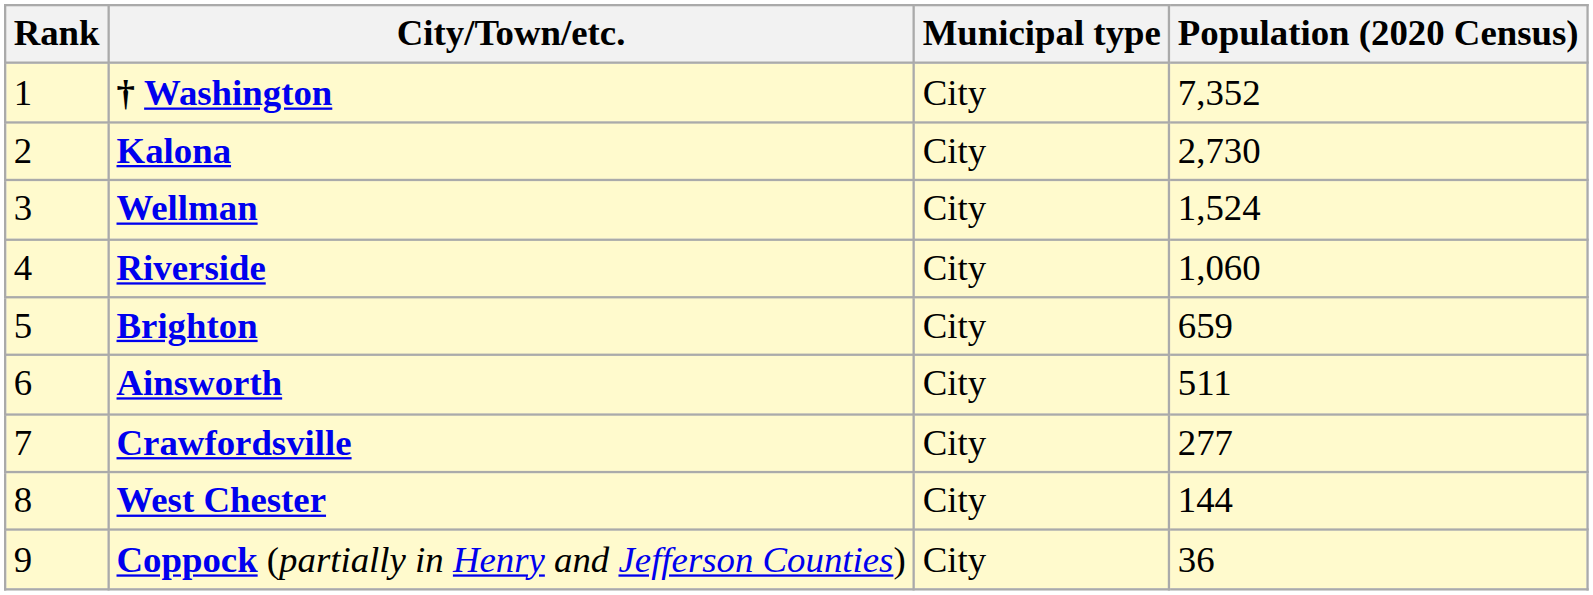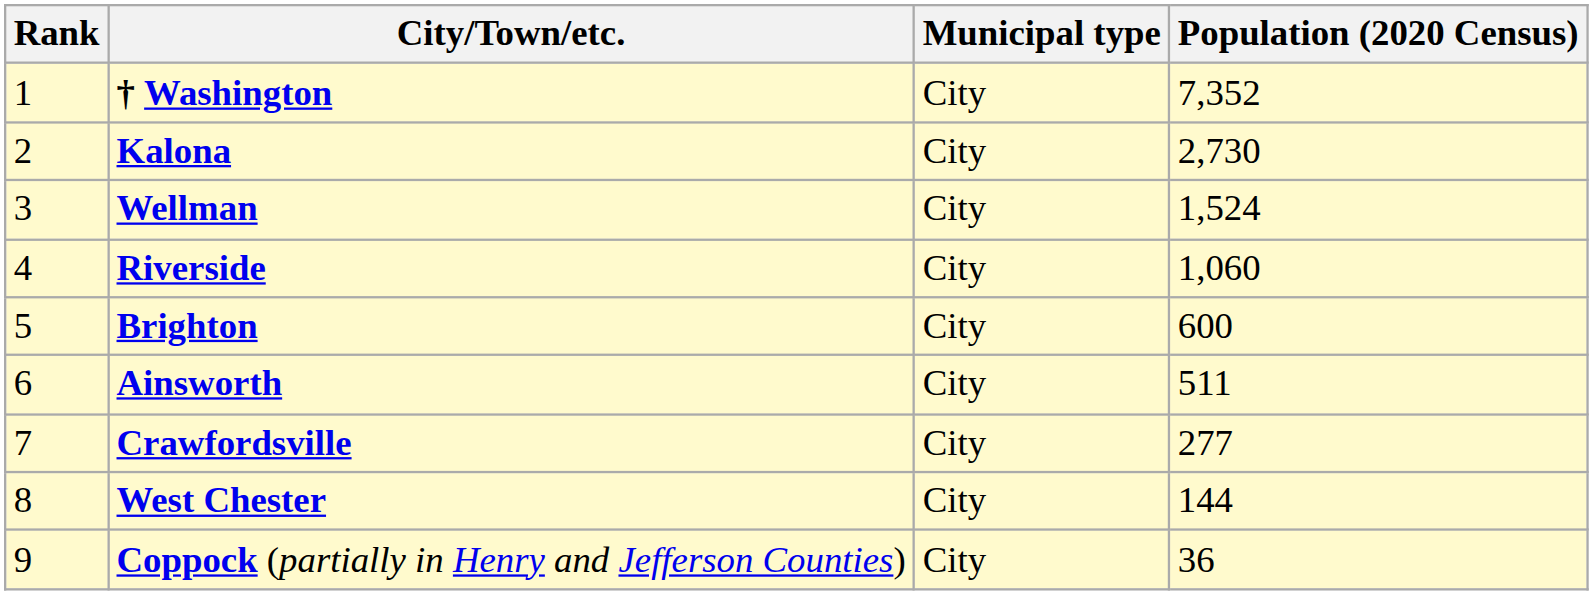(1205, 325) 659 -> (1205, 325) 600
